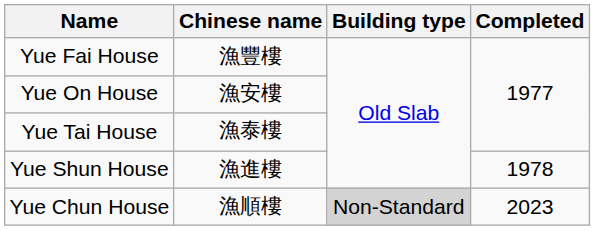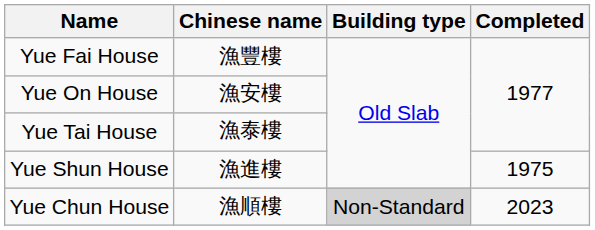(530, 169) 1978 -> (530, 169) 1975
